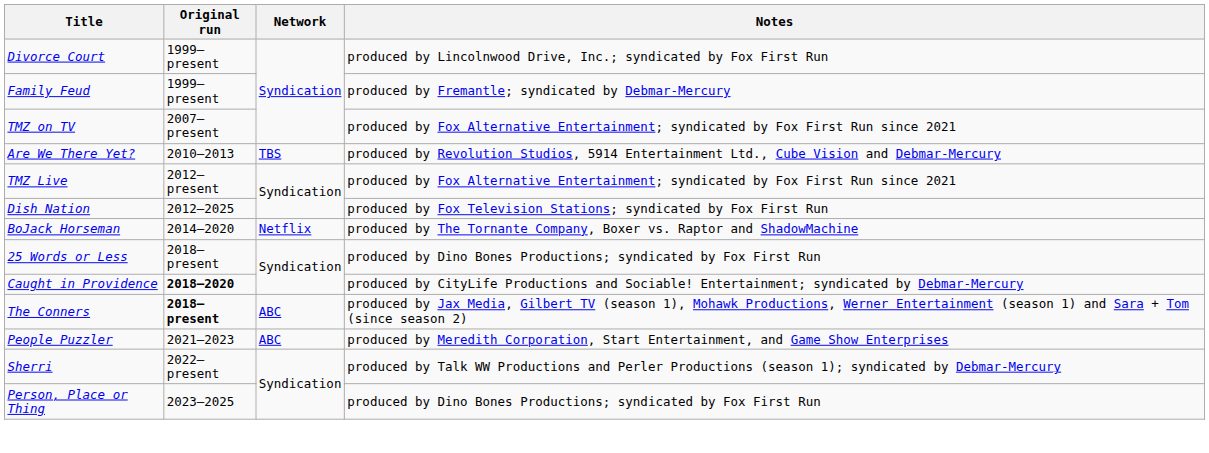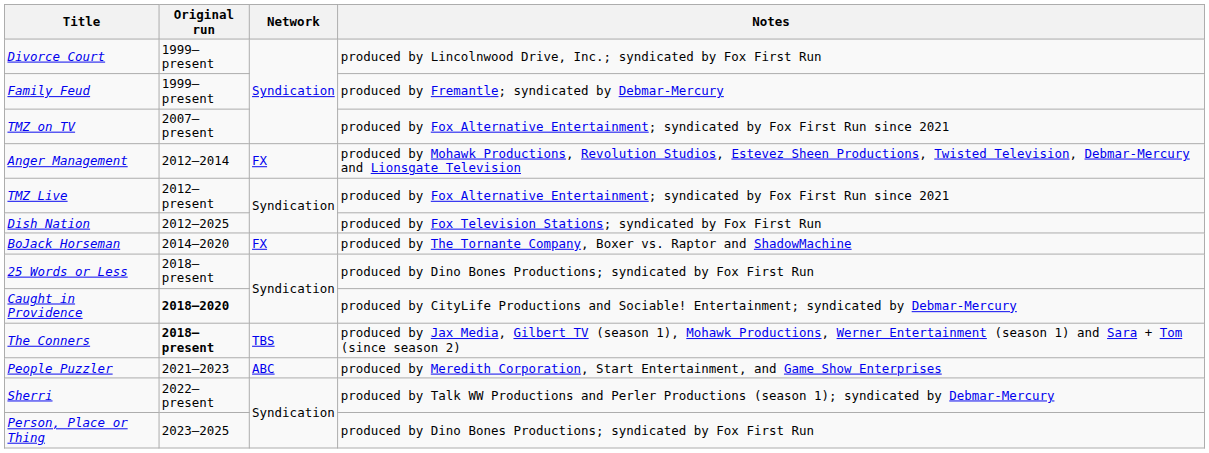- row: (71, 154)
+ row: (68, 161)
(285, 229) Netflix -> (260, 243) FX
(270, 312) ABC -> (263, 340) TBS
